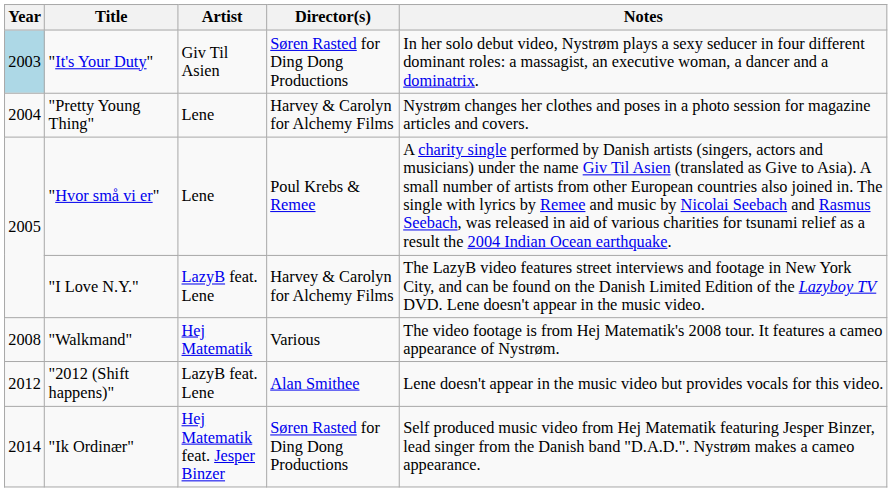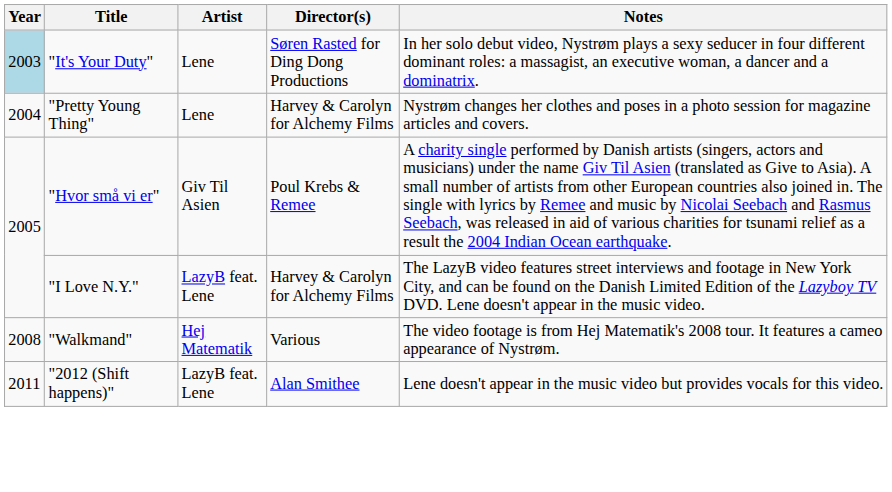(205, 61) Giv Til Asien -> (198, 61) Lene
(198, 196) Lene -> (205, 196) Giv Til Asien
(25, 383) 2012 -> (24, 383) 2011
- row: (91, 446)
